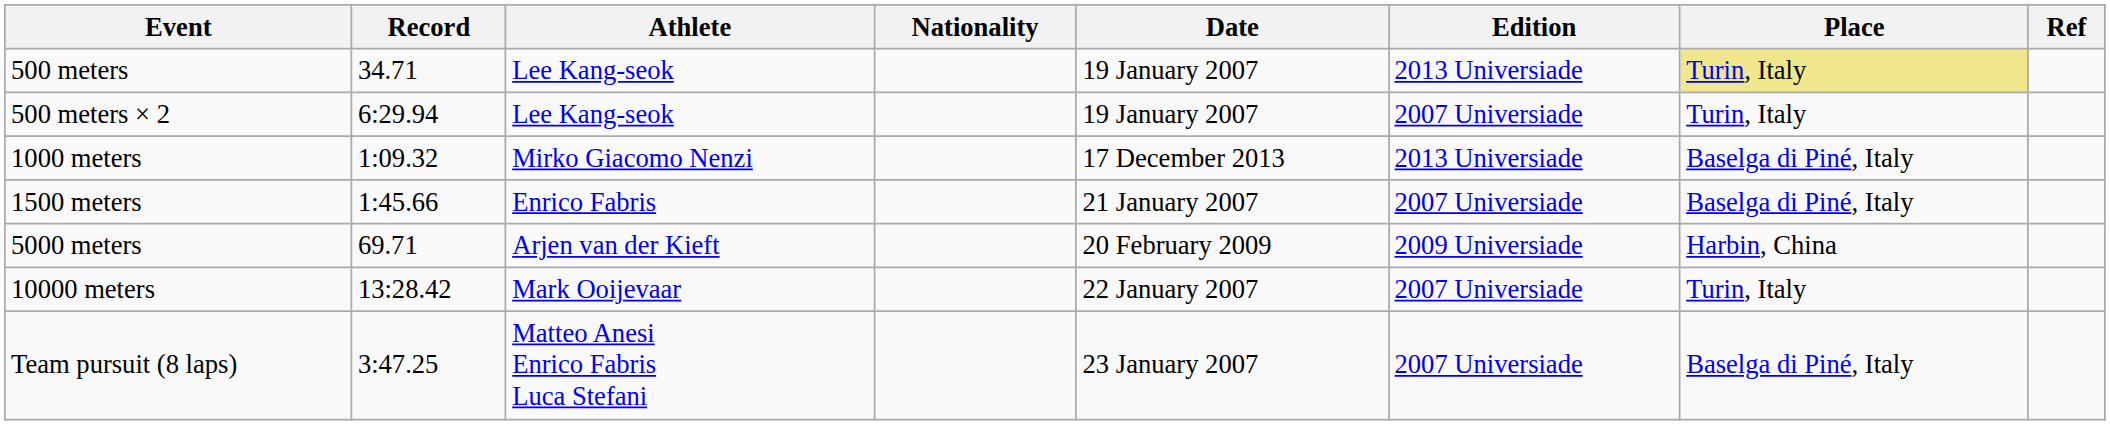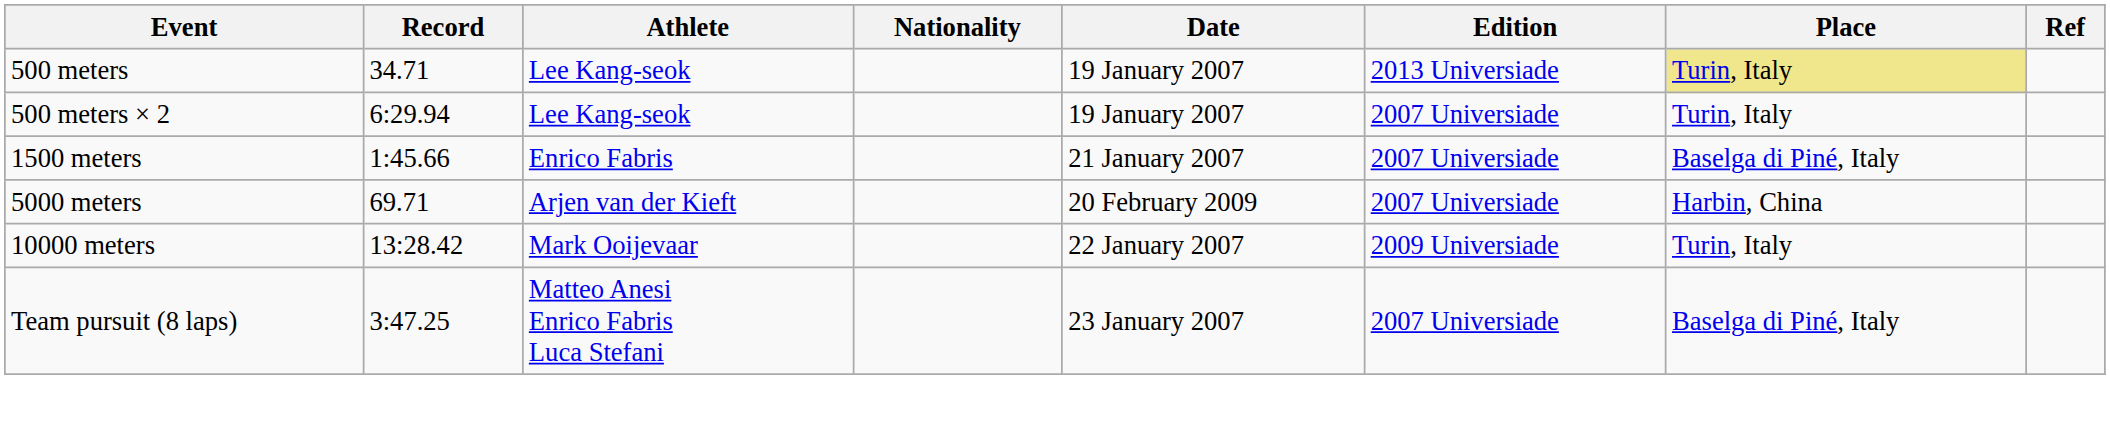- row: (76, 158)
(1489, 245) 2009 Universiade -> (1465, 202) 2007 Universiade
(1489, 289) 2007 Universiade -> (1465, 245) 2009 Universiade
